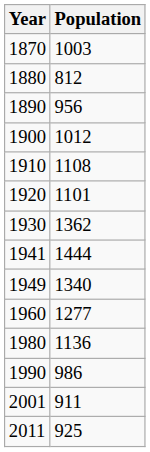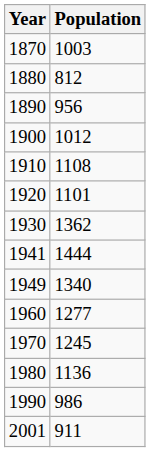+ row: (27, 343)
- row: (27, 431)
